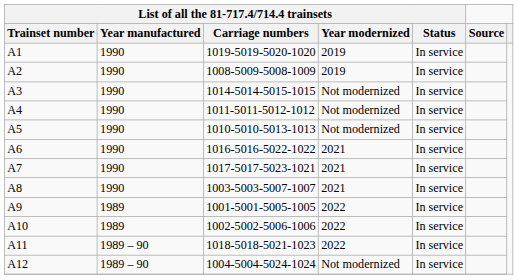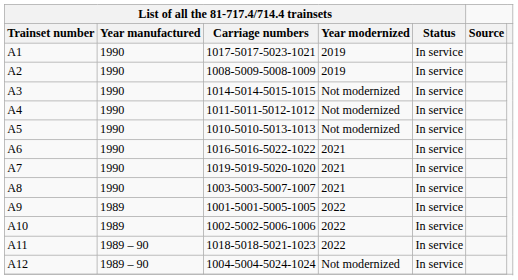(261, 52) 1019-5019-5020-1020 -> (261, 52) 1017-5017-5023-1021
(261, 168) 1017-5017-5023-1021 -> (261, 168) 1019-5019-5020-1020
